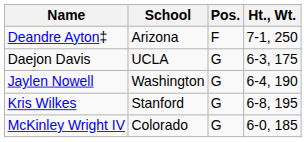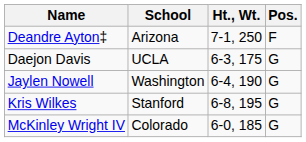columns swapped: (226, 15) <-> (272, 15)
